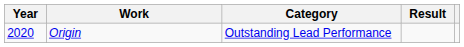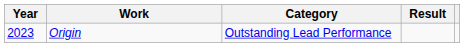(20, 33) 2020 -> (20, 33) 2023
